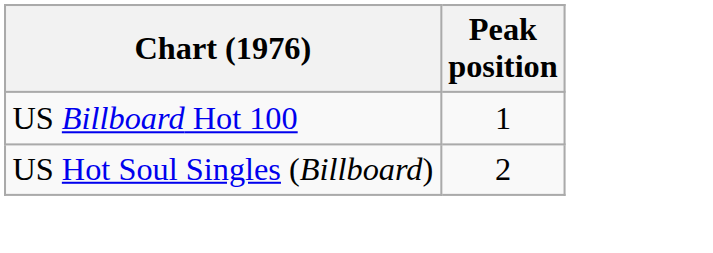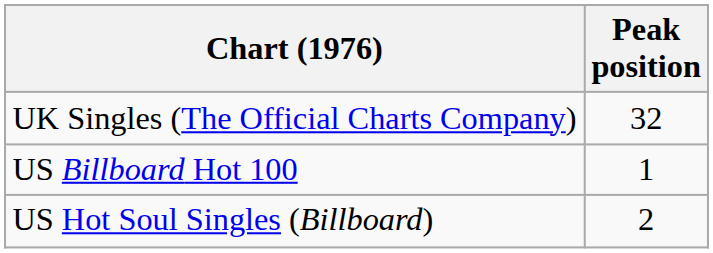+ row: (294, 117)
